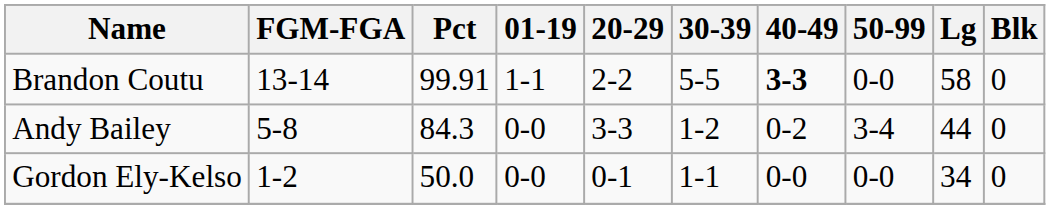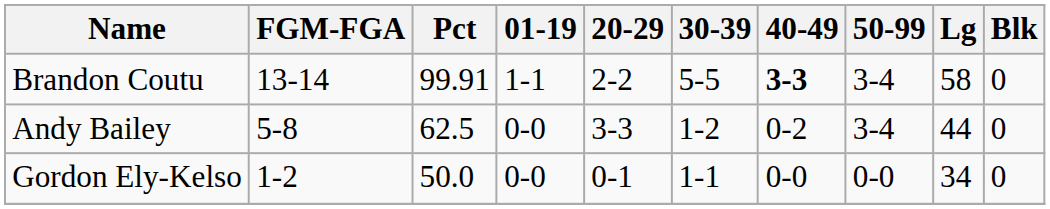(874, 78) 0-0 -> (874, 78) 3-4
(447, 128) 84.3 -> (447, 128) 62.5
